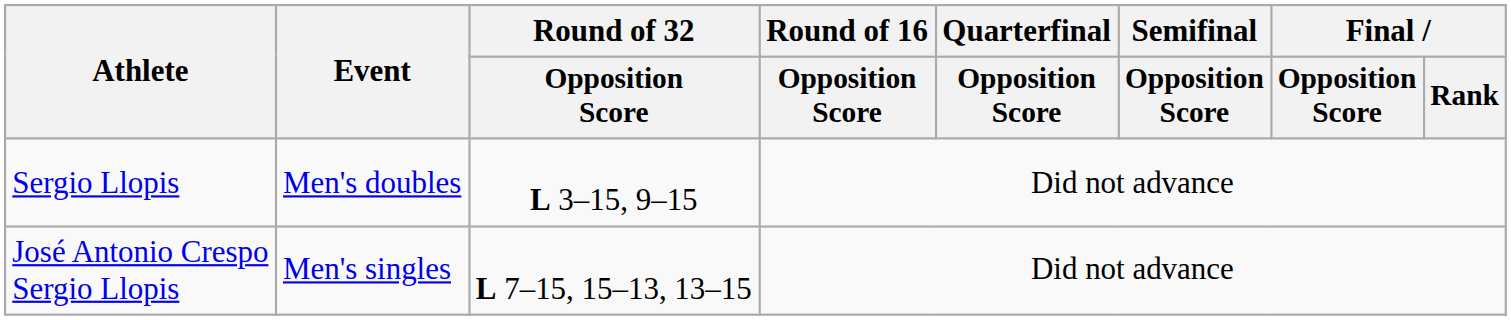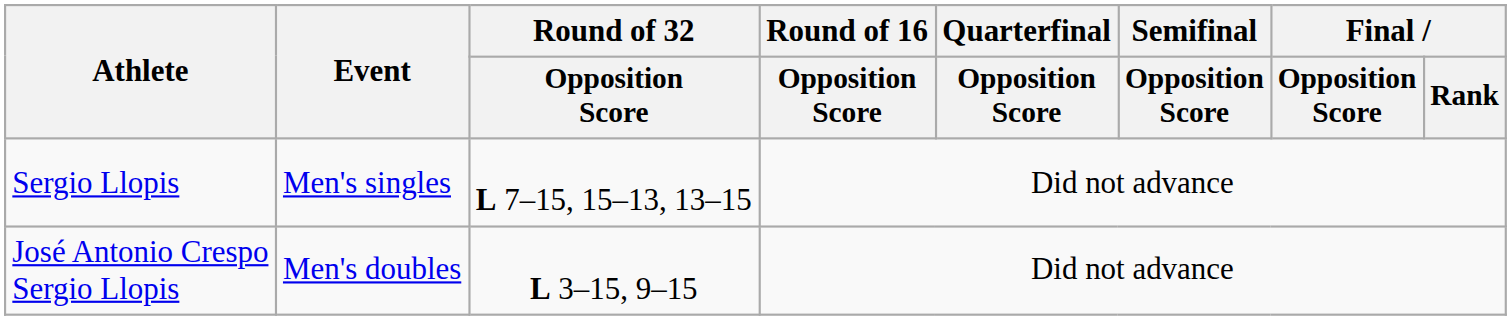(372, 182) Men's doubles -> (367, 182) Men's singles
(614, 200) L 3–15, 9–15 -> (614, 200) L 7–15, 15–13, 13–15
(367, 270) Men's singles -> (372, 270) Men's doubles
(614, 288) L 7–15, 15–13, 13–15 -> (614, 288) L 3–15, 9–15
